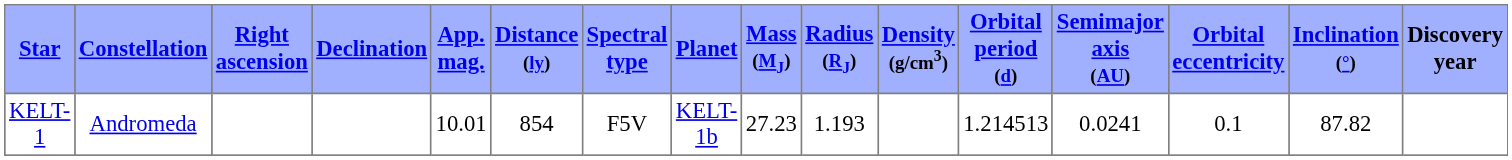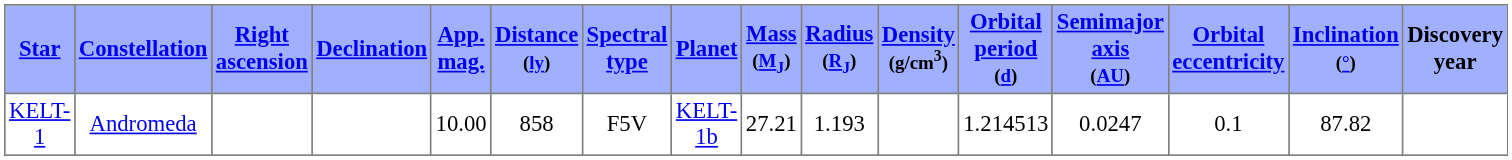(461, 123) 10.01 -> (461, 123) 10.00
(537, 123) 854 -> (537, 123) 858
(771, 123) 27.23 -> (771, 123) 27.21
(1110, 123) 0.0241 -> (1110, 123) 0.0247
